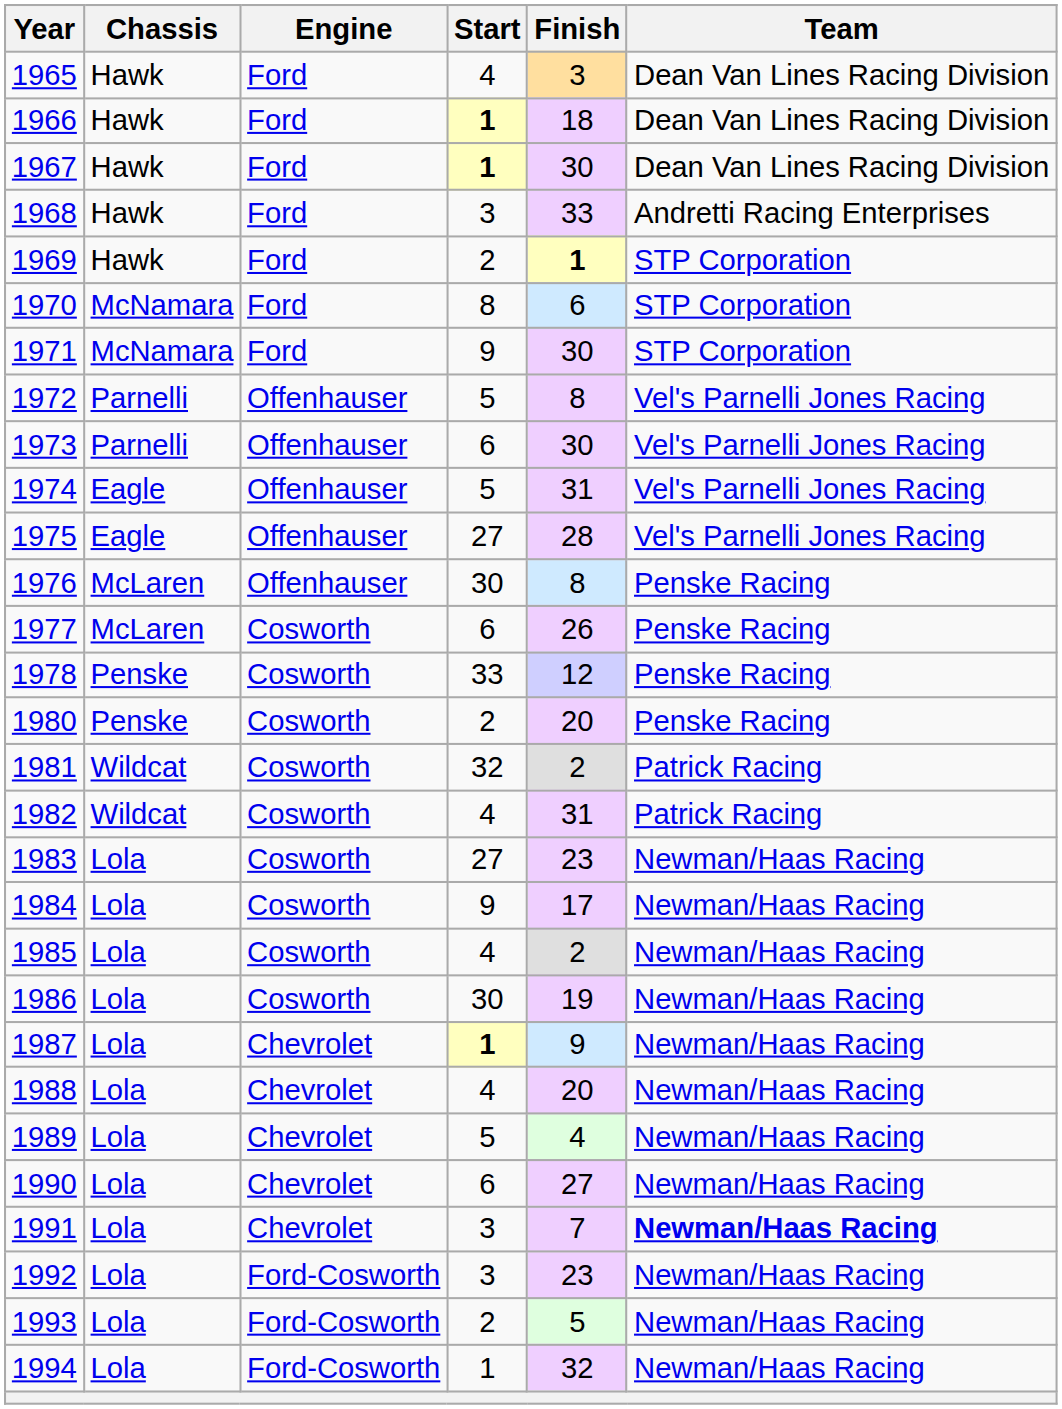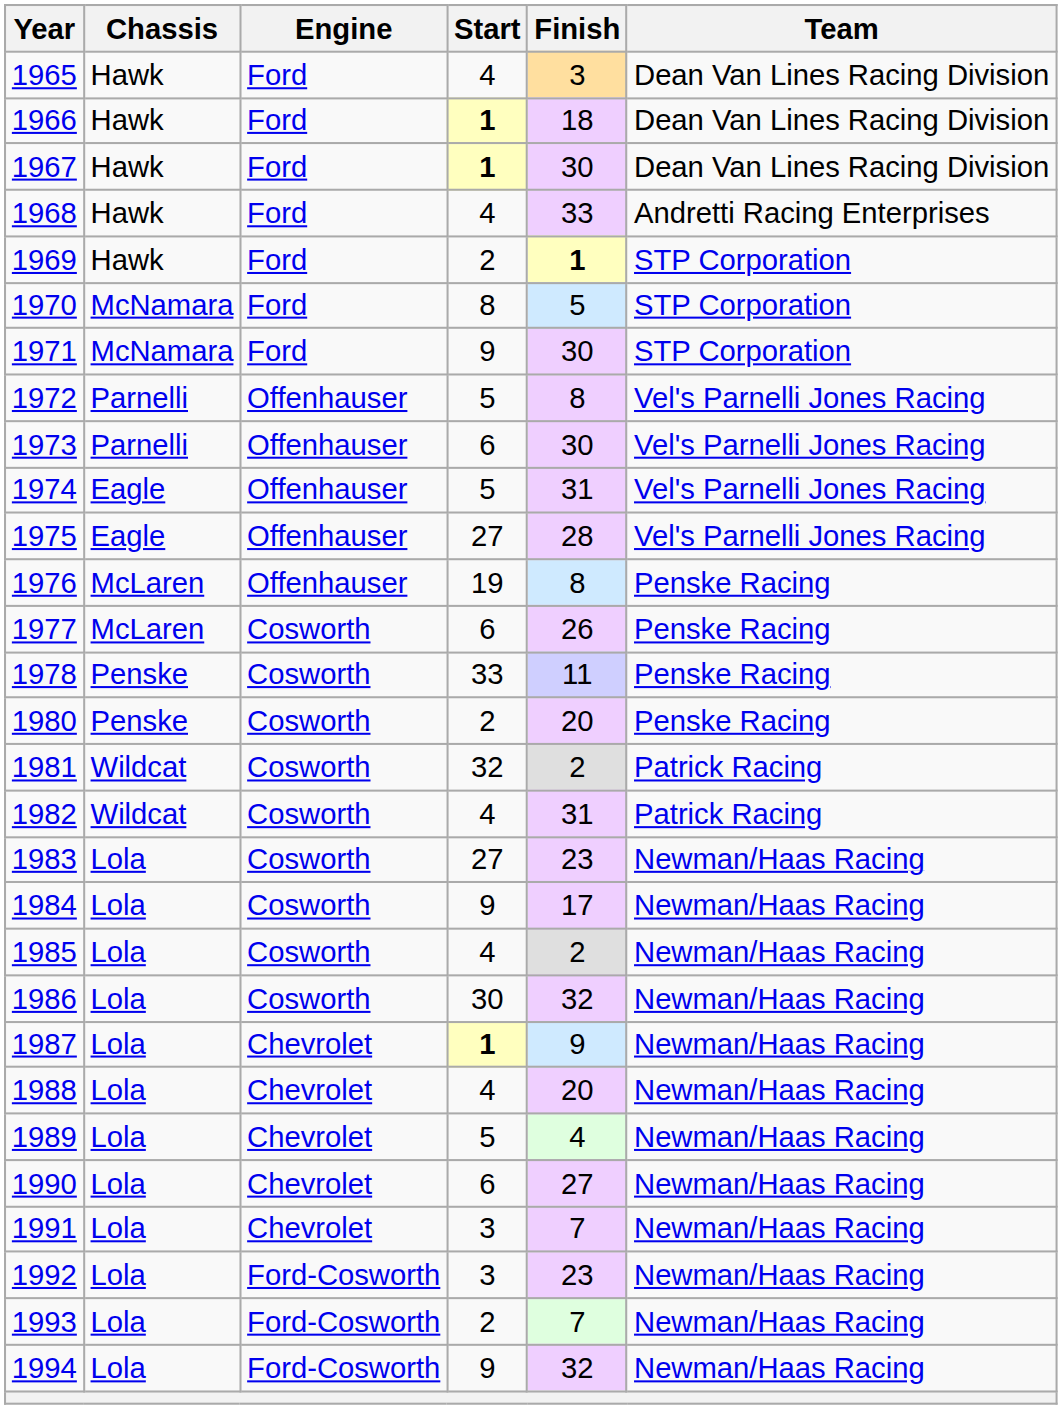(487, 213) 3 -> (487, 213) 4
(577, 306) 6 -> (577, 306) 5
(487, 583) 30 -> (487, 583) 19
(577, 675) 12 -> (577, 675) 11
(577, 998) 19 -> (577, 998) 32
(786, 1229) bold -> (779, 1229) normal
(577, 1322) 5 -> (577, 1322) 7
(487, 1368) 1 -> (487, 1368) 9
